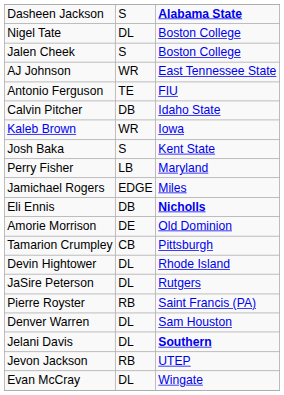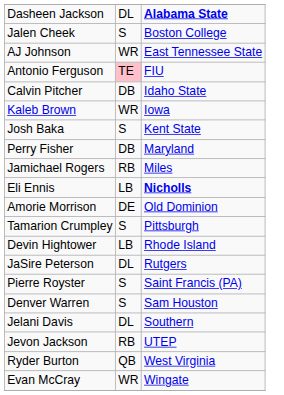(122, 14) S -> (126, 14) DL
- row: (34, 33)
(126, 91) no background -> (126, 71) pink background
(126, 168) LB -> (127, 149) DB
(135, 187) EDGE -> (127, 168) RB
(127, 206) DB -> (126, 187) LB
(127, 245) CB -> (122, 226) S
(126, 264) DL -> (126, 245) LB
(127, 303) RB -> (122, 284) S
(126, 322) DL -> (122, 303) S
(185, 341) bold -> (169, 322) normal
+ row: (43, 361)
(126, 380) DL -> (128, 380) WR
